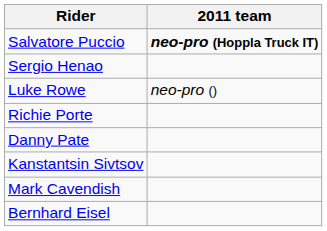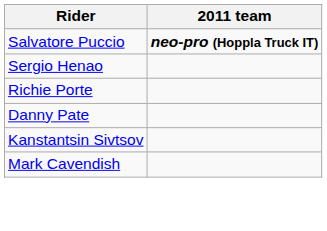- row: (47, 90)
- row: (59, 213)
